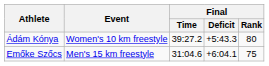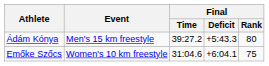(117, 40) Women's 10 km freestyle -> (110, 40) Men's 15 km freestyle
(110, 54) Men's 15 km freestyle -> (117, 54) Women's 10 km freestyle
